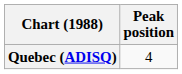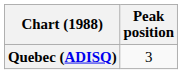(149, 56) 4 -> (149, 56) 3
